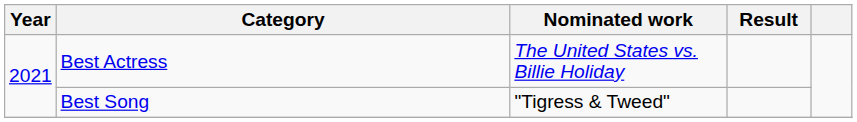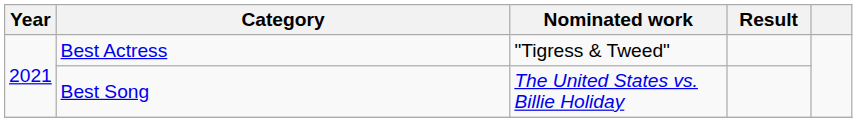(606, 60) The United States vs. Billie Holiday -> (592, 50) "Tigress & Tweed"
(592, 102) "Tigress & Tweed" -> (606, 91) The United States vs. Billie Holiday
